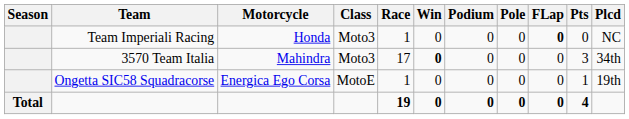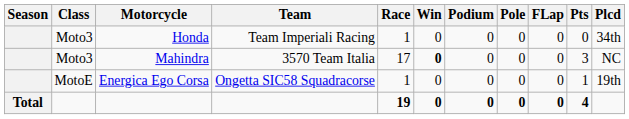columns swapped: (356, 15) <-> (134, 15)
(560, 37) bold -> (560, 37) normal
(611, 37) NC -> (609, 37) 34th
(609, 59) 34th -> (611, 59) NC
